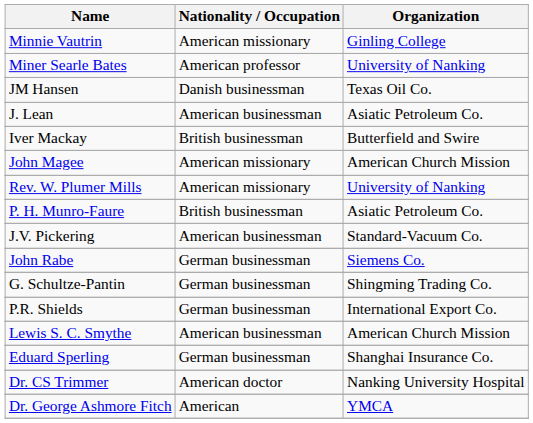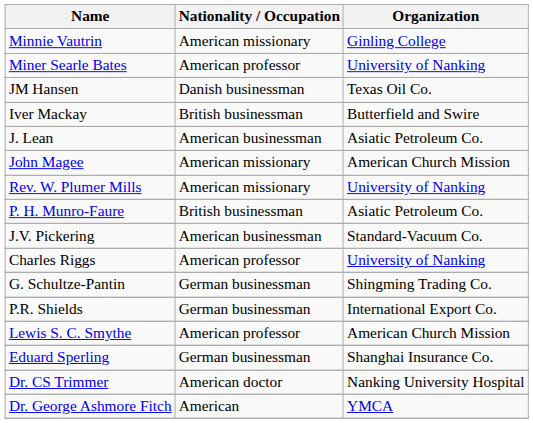rows swapped: (31, 114) <-> (48, 138)
- row: (41, 260)
+ row: (52, 260)
(250, 333) American businessman -> (239, 333) American professor
